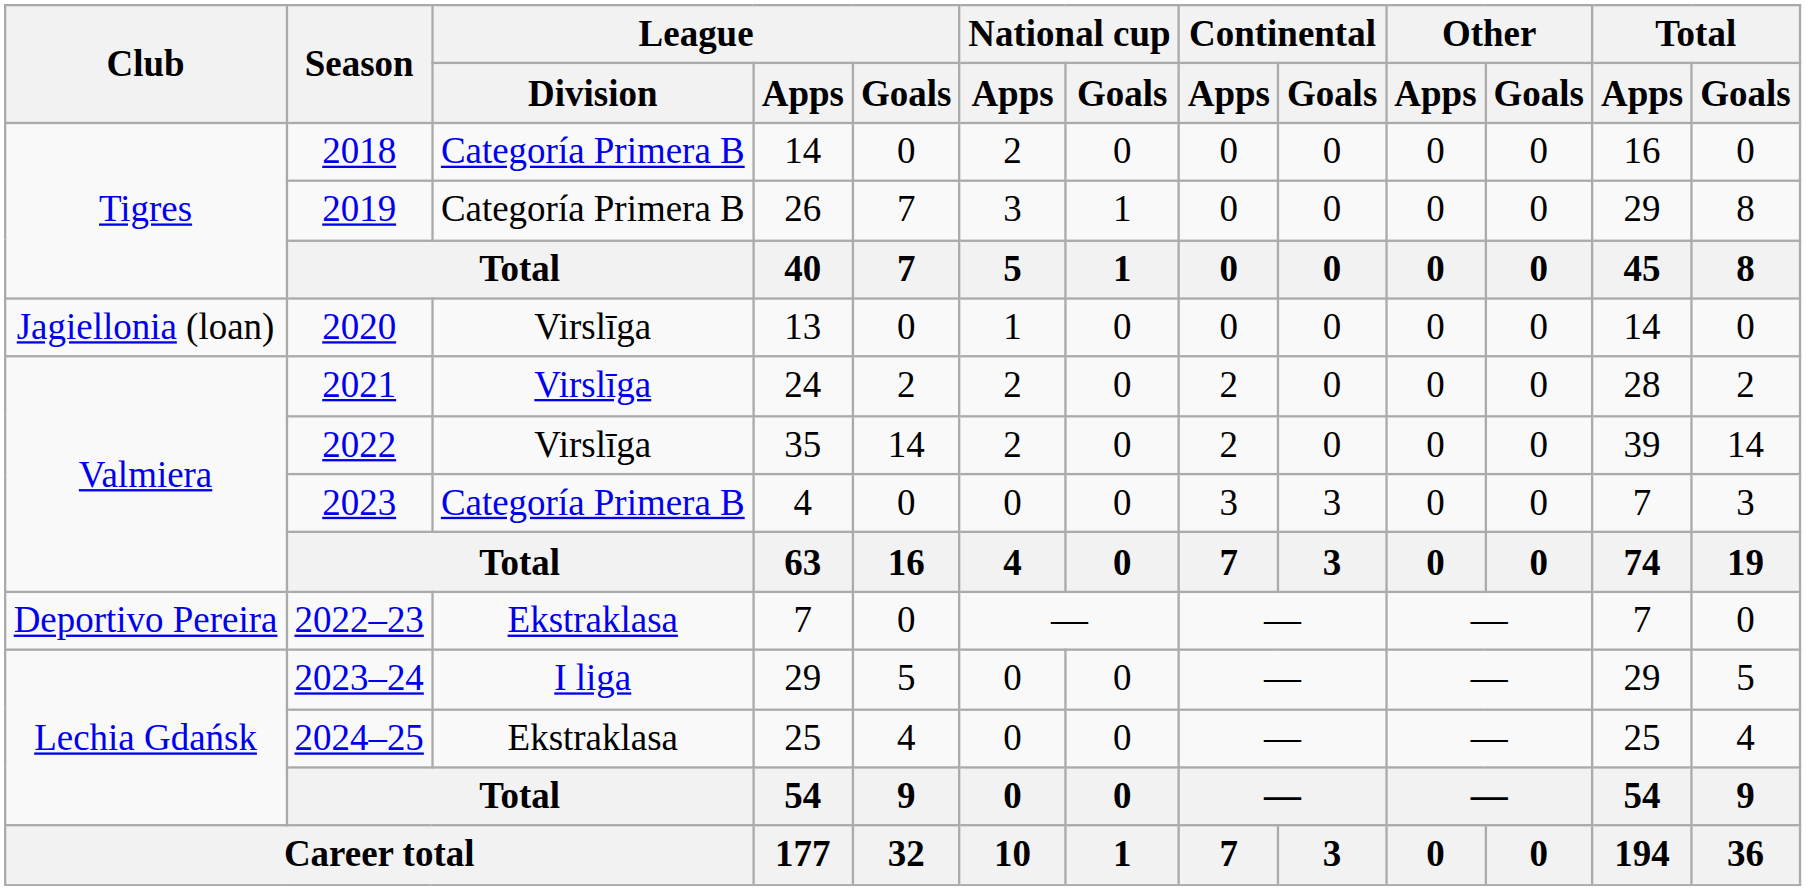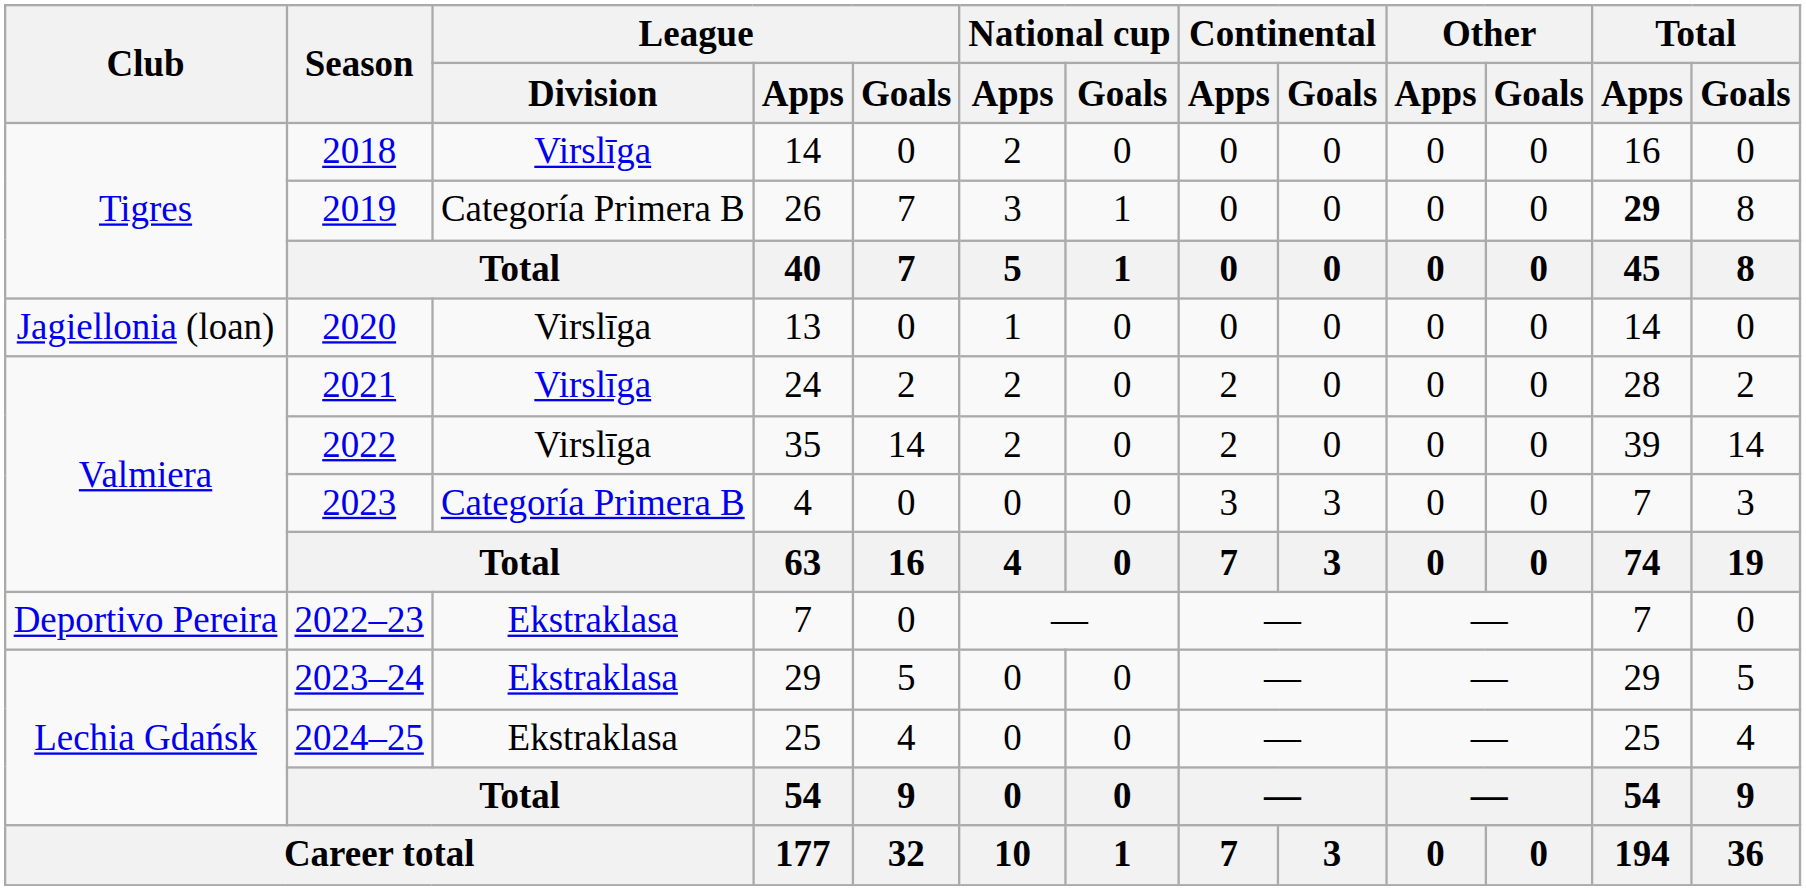(593, 151) Categoría Primera B -> (593, 151) Virslīga
(1642, 209) normal -> (1642, 209) bold
(593, 678) I liga -> (593, 678) Ekstraklasa
